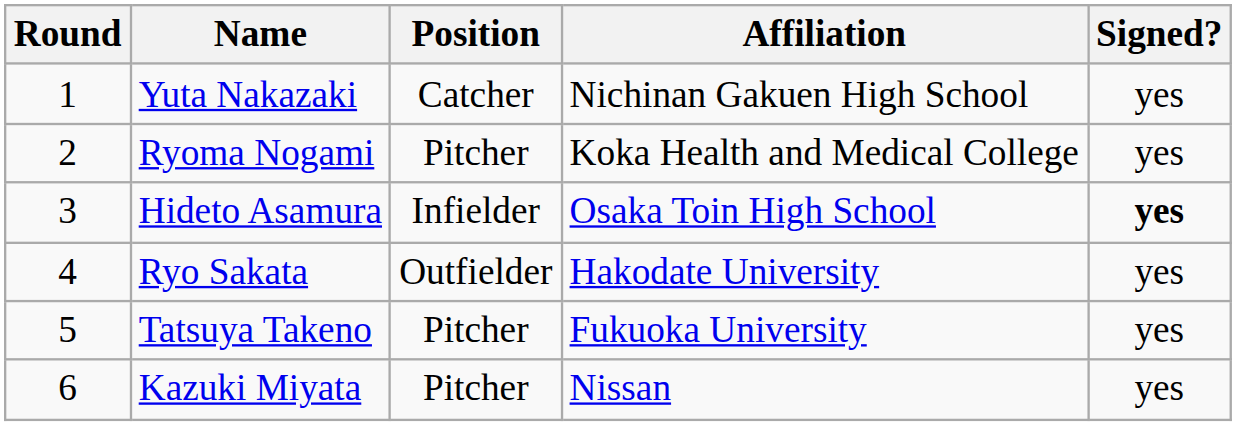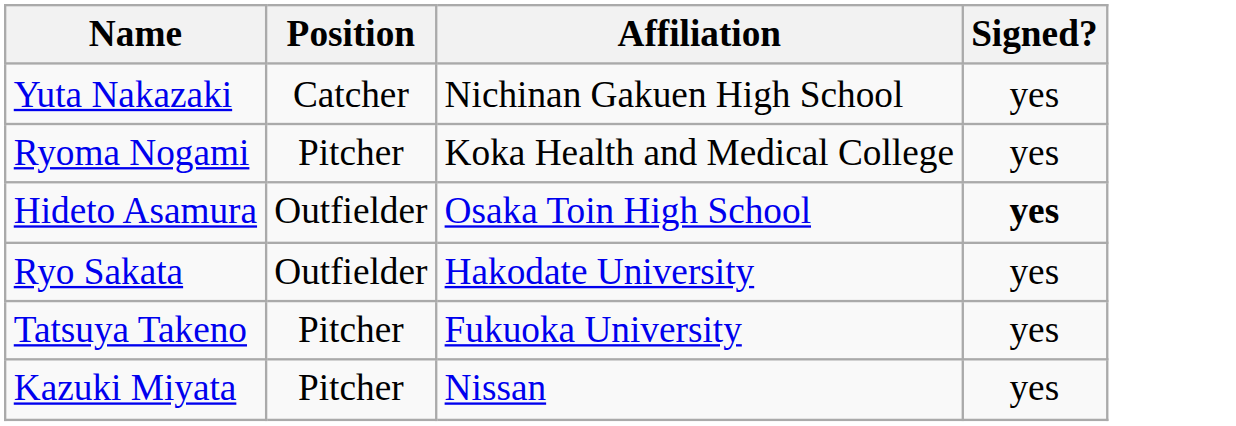- column: (68, 34)
(476, 211) Infielder -> (351, 211) Outfielder
